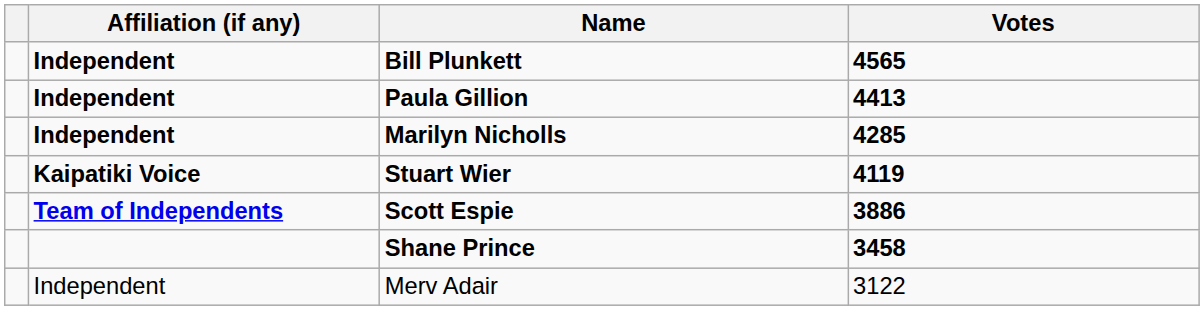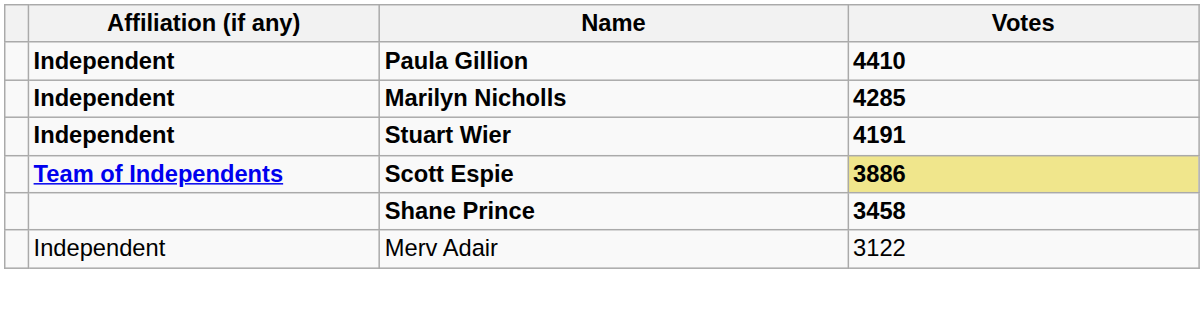- row: (453, 60)
(879, 98) 4413 -> (879, 60) 4410
(117, 173) Kaipatiki Voice -> (104, 135) Independent
(879, 173) 4119 -> (879, 135) 4191
(879, 211) no background -> (879, 173) khaki background
